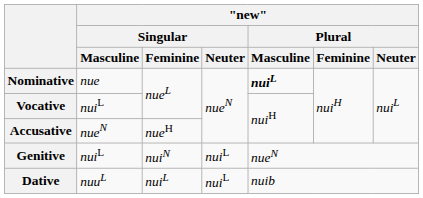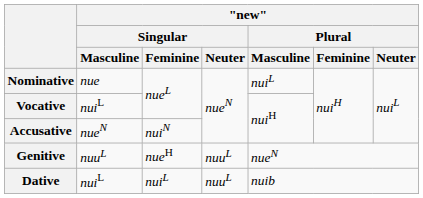(264, 80) bold -> (263, 80) normal
(159, 130) nueH -> (158, 130) nuiN
(92, 155) nuiL -> (93, 155) nuuL
(158, 155) nuiN -> (159, 155) nueH
(217, 155) nuiL -> (218, 155) nuuL
(93, 180) nuuL -> (92, 180) nuiL
(217, 180) nuiL -> (218, 180) nuuL
